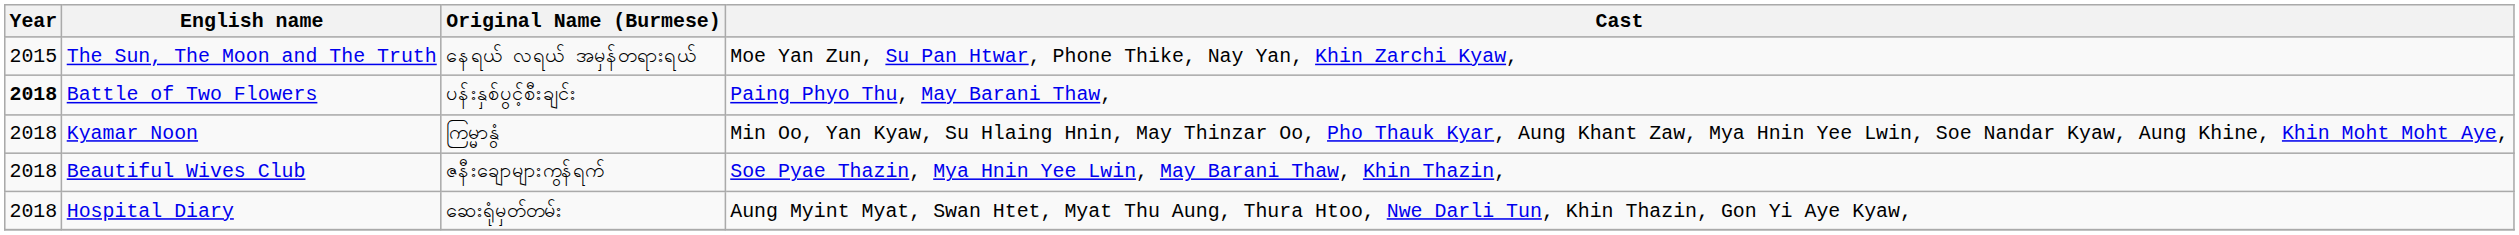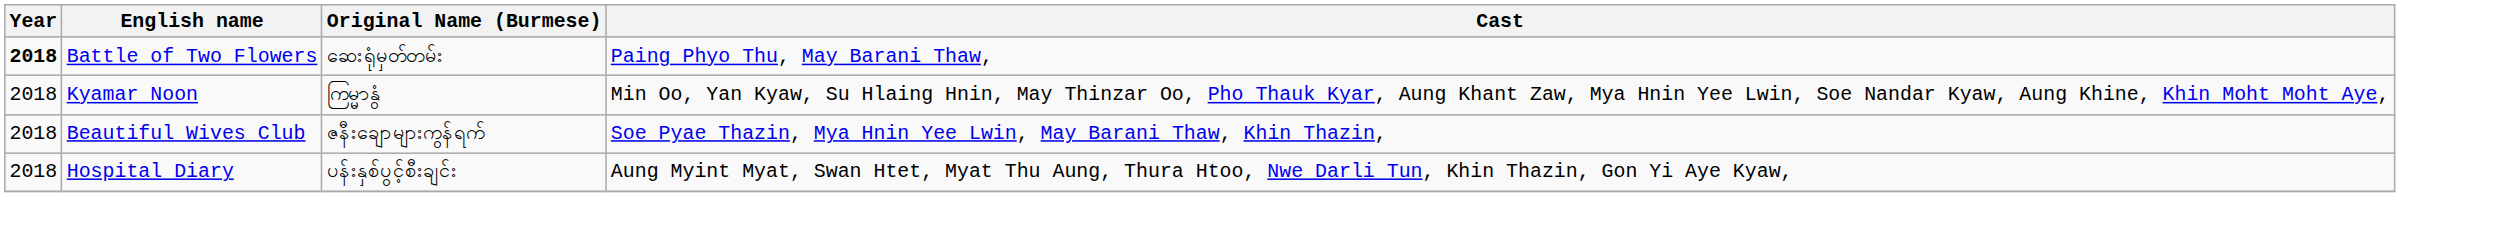- row: (252, 56)
(511, 95) ပန်းနှစ်ပွင့်စီးချင်း -> (385, 56) ဆေးရုံမှတ်တမ်း
(504, 211) ဆေးရုံမှတ်တမ်း -> (392, 172) ပန်းနှစ်ပွင့်စီးချင်း
